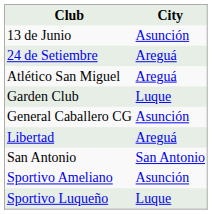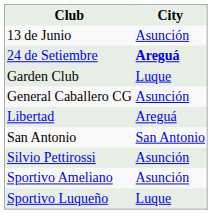(156, 55) normal -> (158, 55) bold
- row: (64, 76)
+ row: (51, 157)
